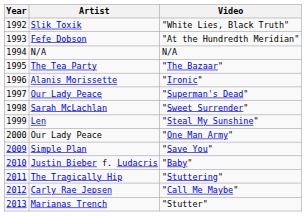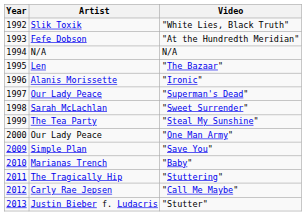(64, 66) The Tea Party -> (38, 66) Len
(38, 121) Len -> (64, 121) The Tea Party
(94, 163) Justin Bieber f. Ludacris -> (69, 163) Marianas Trench
(69, 204) Marianas Trench -> (94, 204) Justin Bieber f. Ludacris
